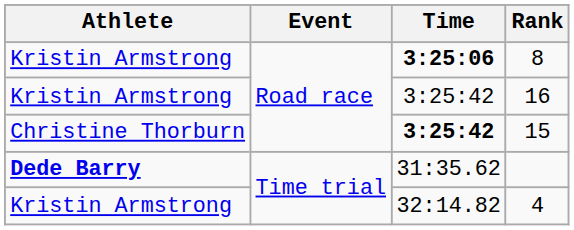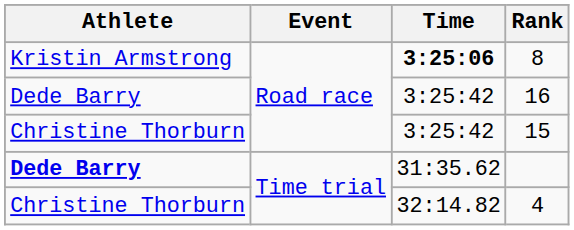(121, 96) Kristin Armstrong -> (75, 96) Dede Barry
(449, 133) bold -> (449, 133) normal
(121, 206) Kristin Armstrong -> (128, 206) Christine Thorburn
